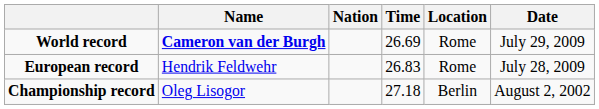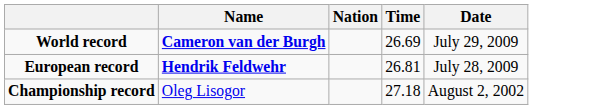- column: (457, 16)
(219, 66) normal -> (224, 66) bold
(403, 66) 26.83 -> (403, 66) 26.81
